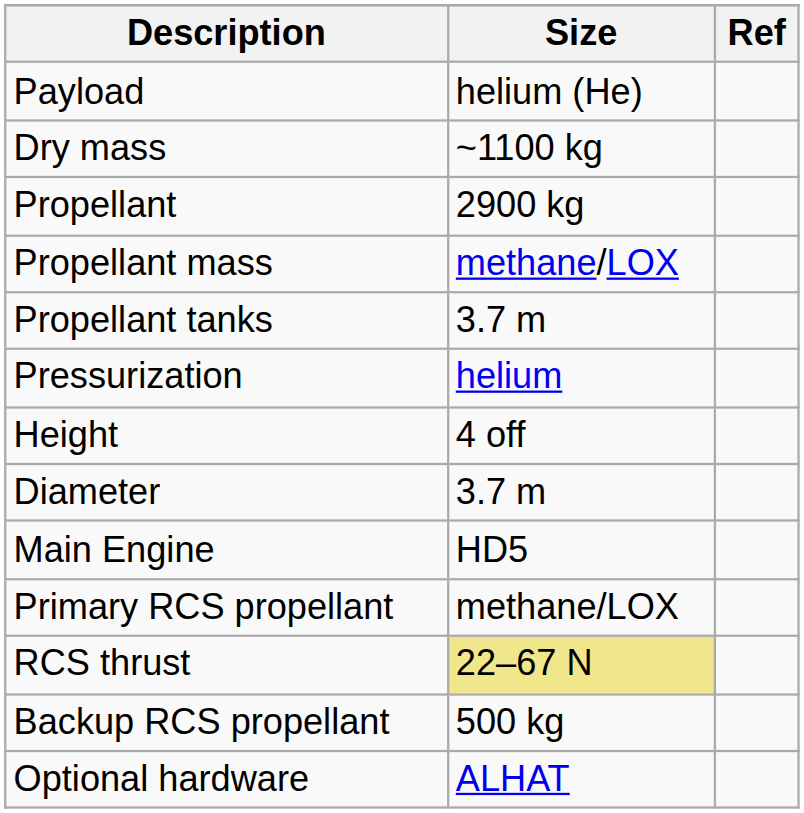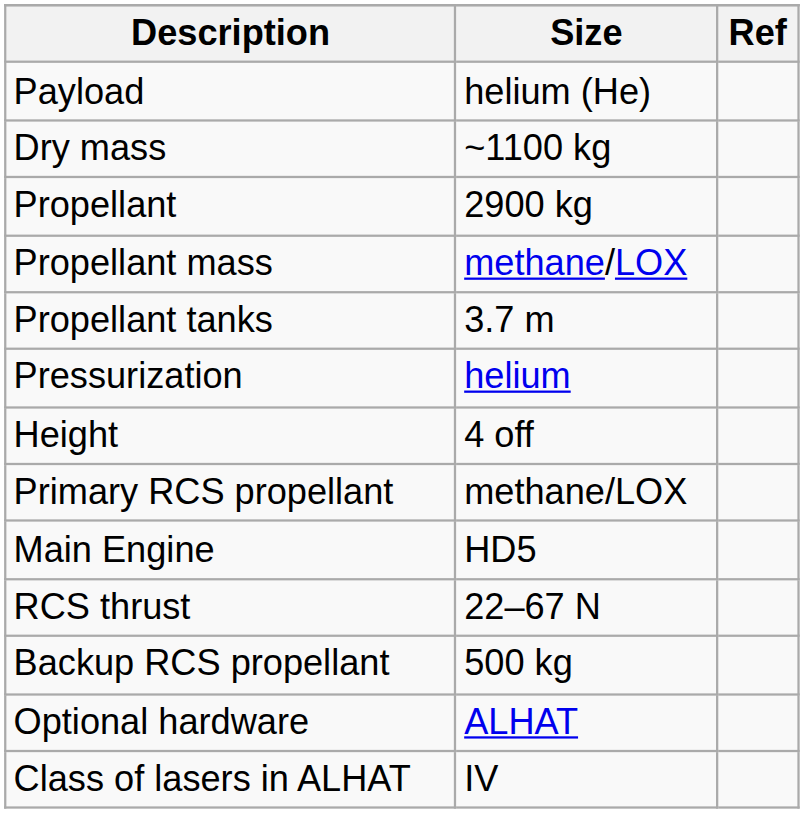- row: (87, 492)
rows swapped: (114, 549) <-> (203, 606)
(524, 664) khaki background -> (533, 606) no background
+ row: (212, 778)
